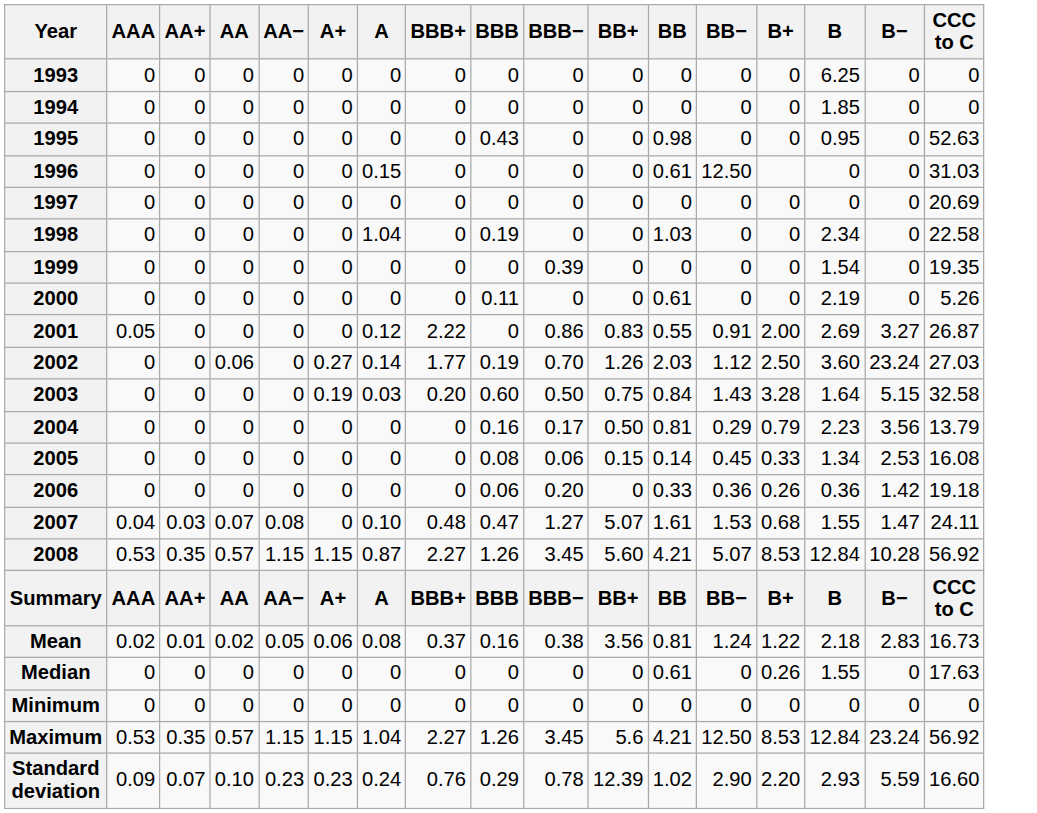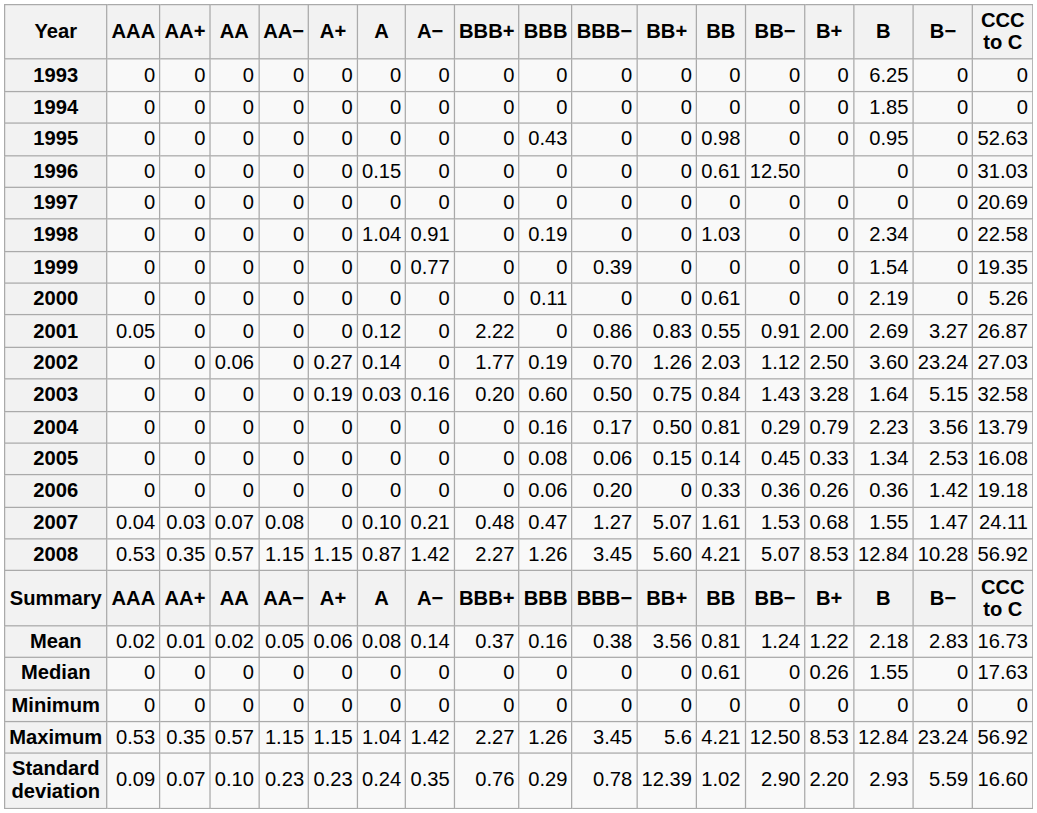+ column: (430, 31)
